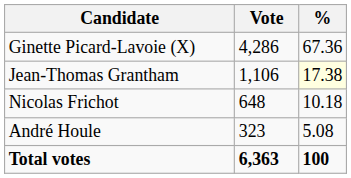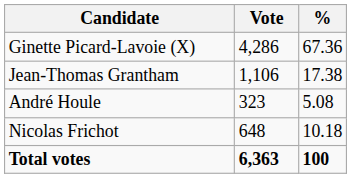(323, 74) lightyellow background -> (323, 74) no background
rows swapped: (64, 103) <-> (55, 131)
